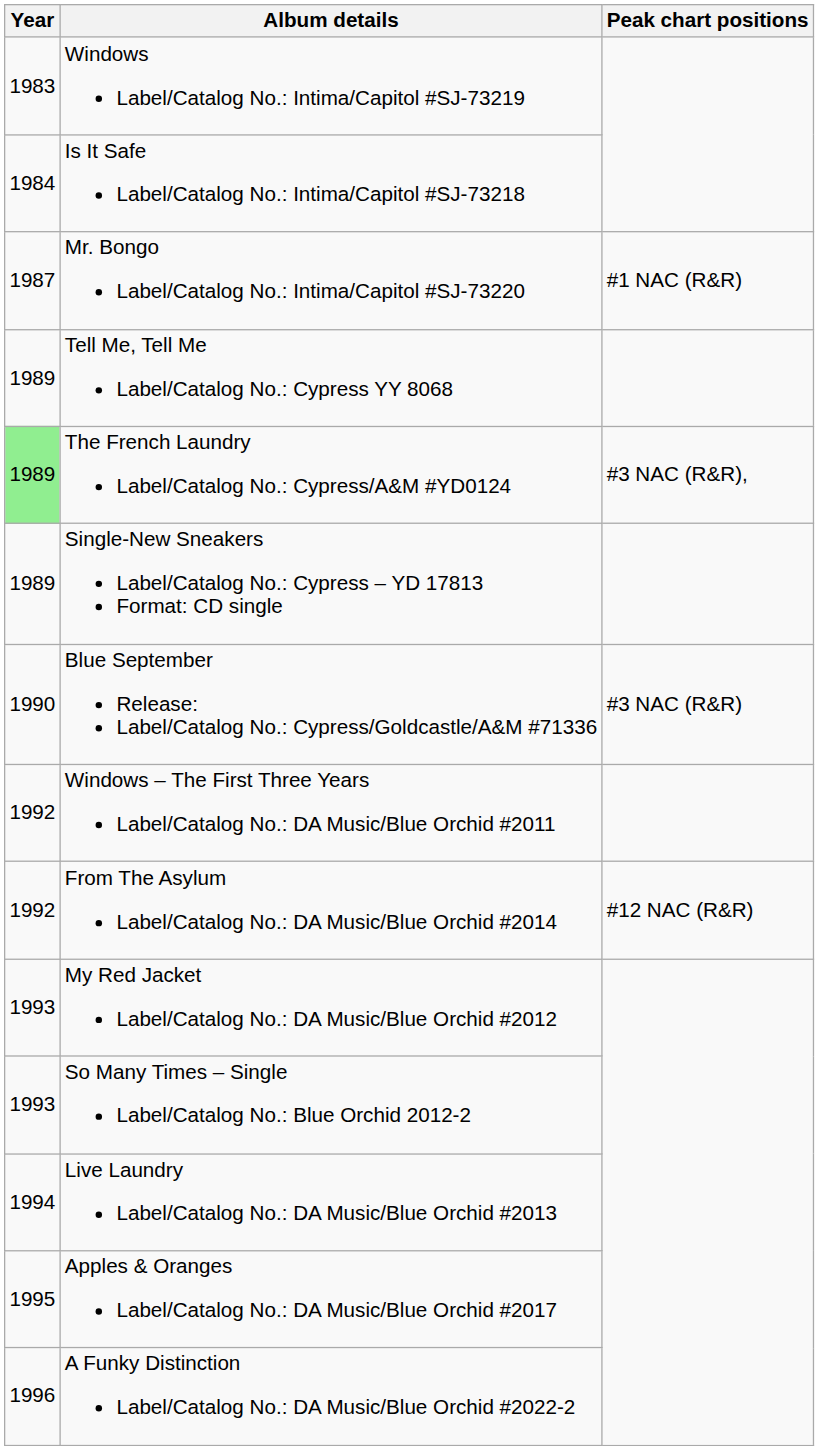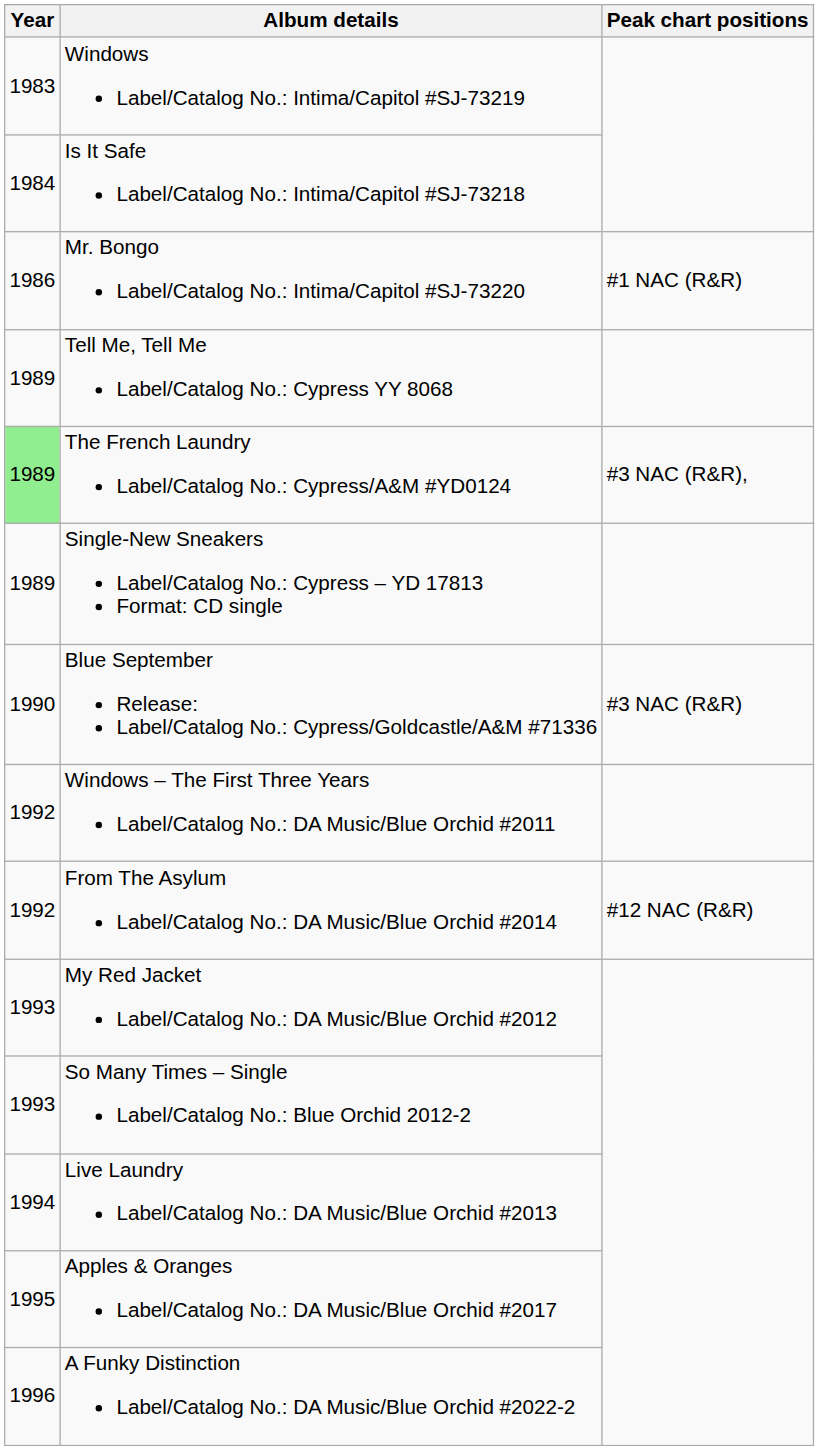(32, 280) 1987 -> (32, 280) 1986
